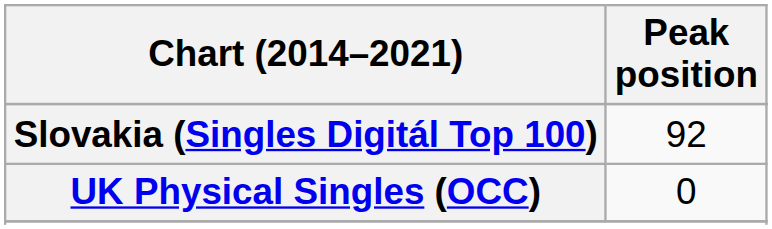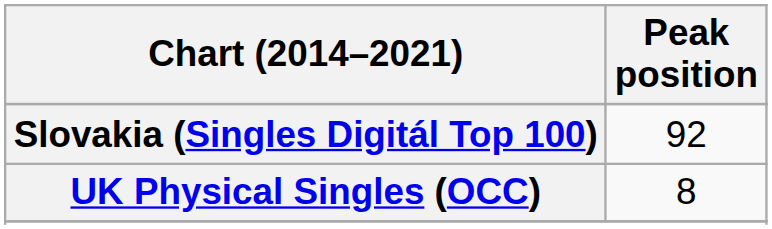(686, 191) 0 -> (686, 191) 8
